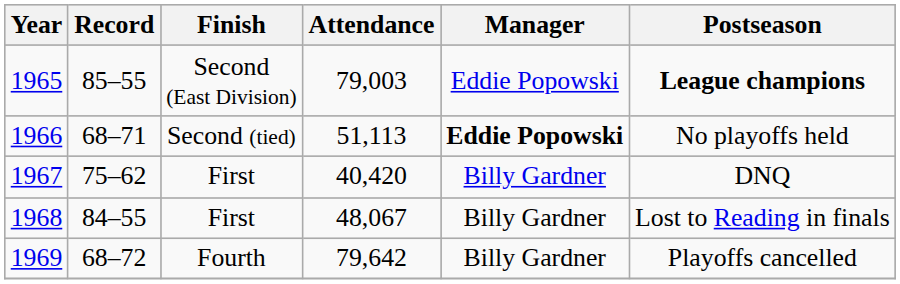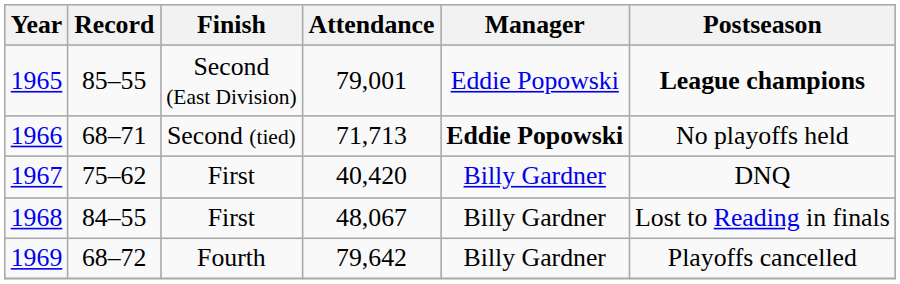(372, 80) 79,003 -> (372, 80) 79,001
(372, 135) 51,113 -> (372, 135) 71,713
